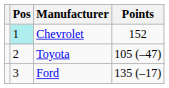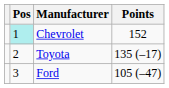(138, 54) 105 (–47) -> (138, 54) 135 (–17)
(138, 73) 135 (–17) -> (138, 73) 105 (–47)
